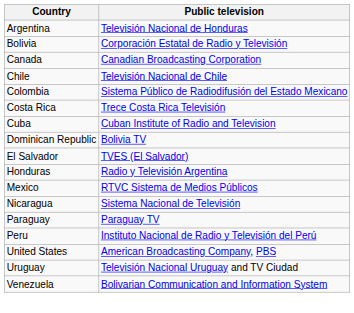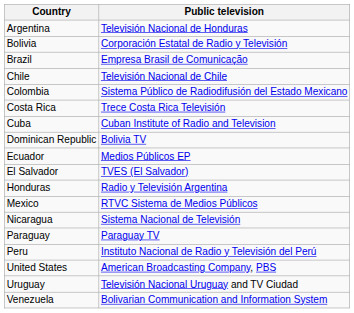+ row: (19, 60)
- row: (24, 60)
+ row: (25, 156)
